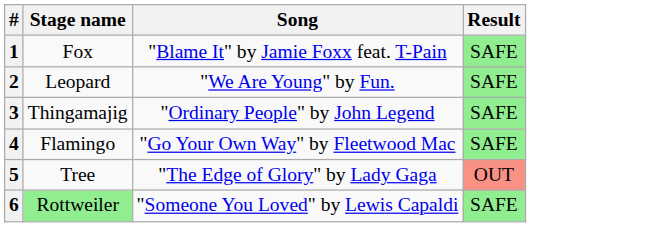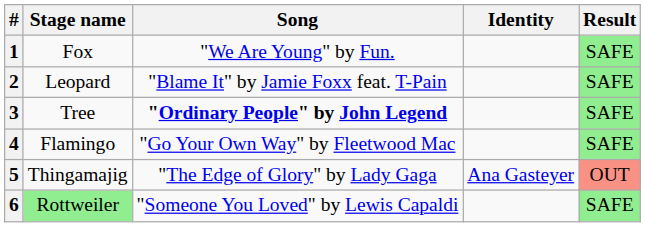+ column: (521, 19)
(297, 50) "Blame It" by Jamie Foxx feat. T-Pain -> (297, 50) "We Are Young" by Fun.
(297, 81) "We Are Young" by Fun. -> (297, 81) "Blame It" by Jamie Foxx feat. T-Pain
(78, 112) Thingamajig -> (78, 112) Tree
(297, 112) normal -> (297, 112) bold
(78, 174) Tree -> (78, 174) Thingamajig
